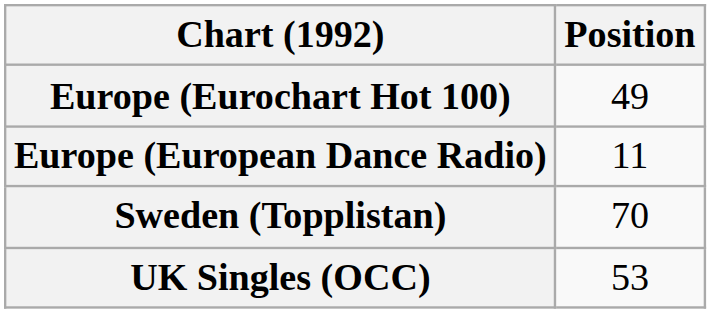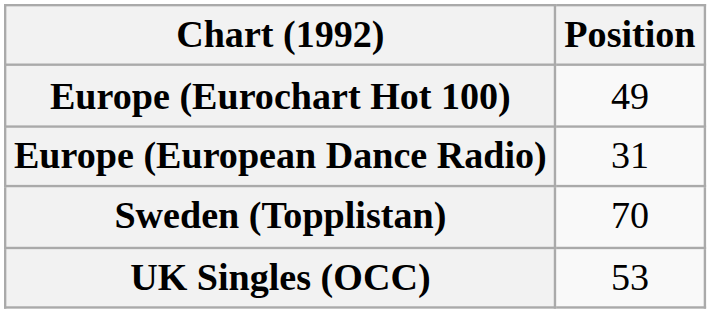(630, 155) 11 -> (630, 155) 31
